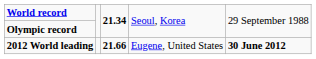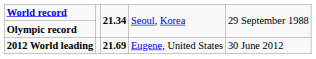(114, 45) 21.66 -> (114, 45) 21.69
(257, 45) bold -> (256, 45) normal
